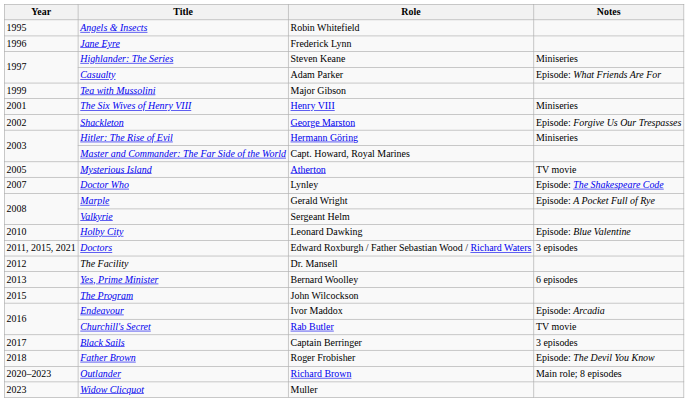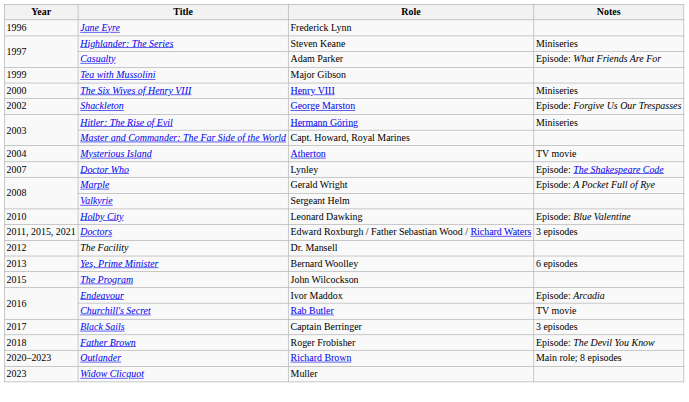- row: (114, 28)
(17, 106) 2001 -> (17, 91) 2000
(17, 169) 2005 -> (17, 153) 2004
